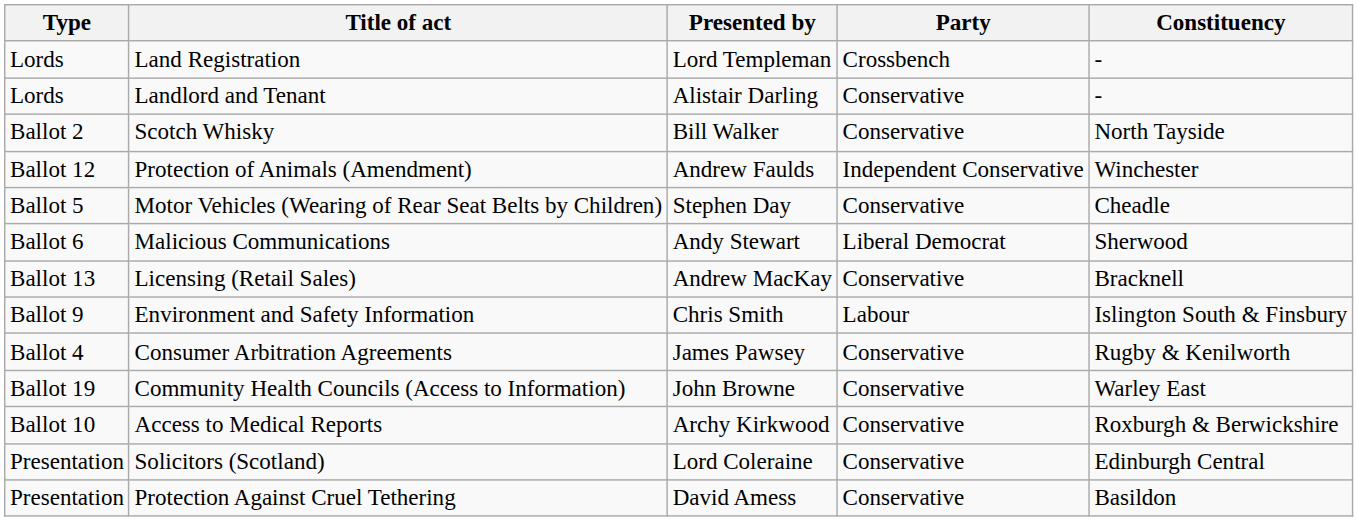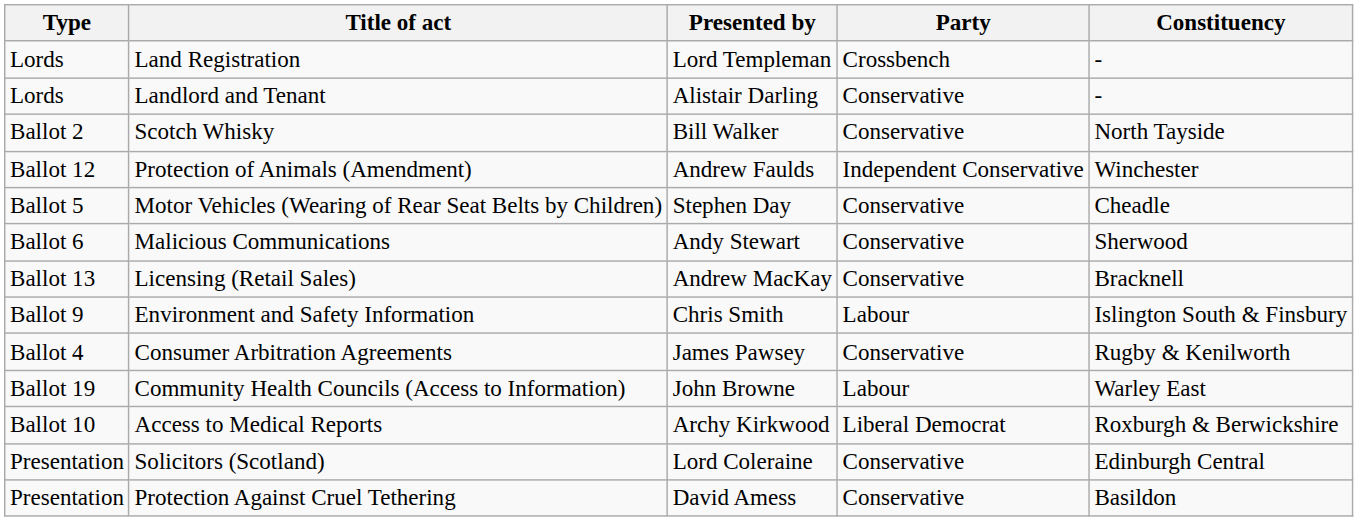(924, 242) Liberal Democrat -> (903, 242) Conservative
(903, 388) Conservative -> (876, 388) Labour
(903, 424) Conservative -> (924, 424) Liberal Democrat
